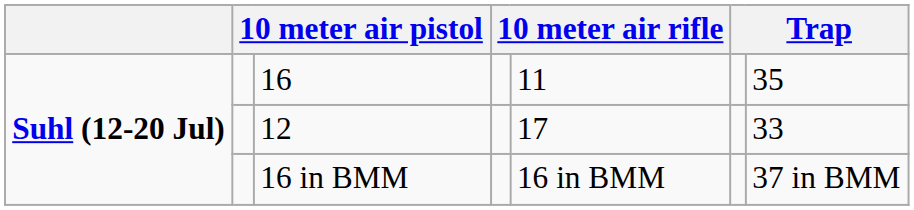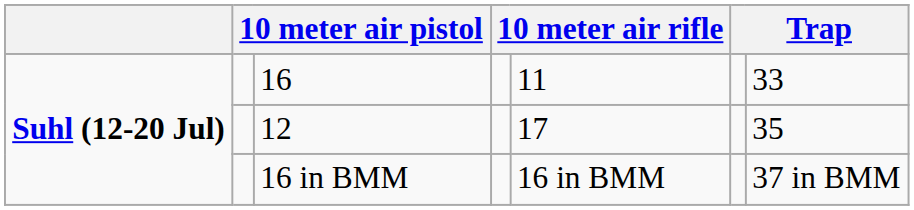(768, 79) 35 -> (768, 79) 33
(768, 128) 33 -> (768, 128) 35
